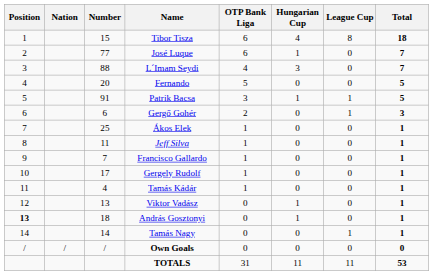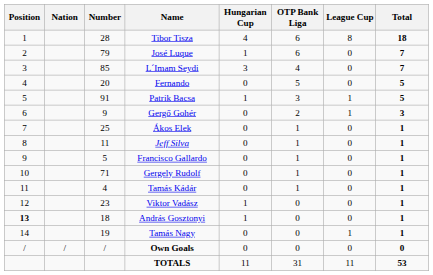columns swapped: (245, 17) <-> (298, 17)
(105, 38) 15 -> (105, 38) 28
(105, 53) 77 -> (105, 53) 79
(105, 68) 88 -> (105, 68) 85
(105, 113) 6 -> (105, 113) 9
(105, 158) 7 -> (105, 158) 5
(105, 173) 17 -> (105, 173) 71
(105, 203) 13 -> (105, 203) 23
(105, 233) 14 -> (105, 233) 19
